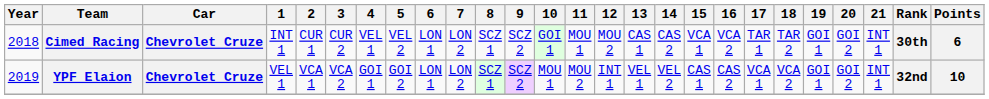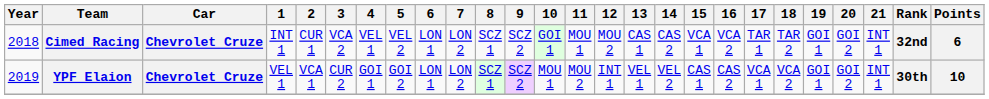(341, 43) CUR 2 -> (341, 43) VCA 2
(912, 43) 30th -> (912, 43) 32nd
(341, 77) VCA 2 -> (341, 77) CUR 2
(912, 77) 32nd -> (912, 77) 30th
